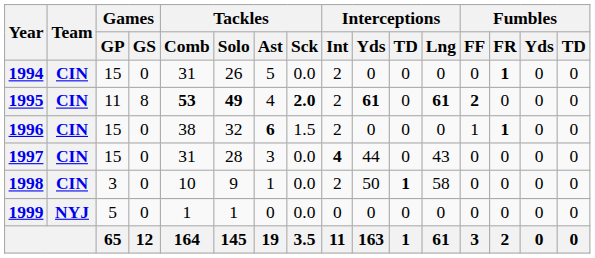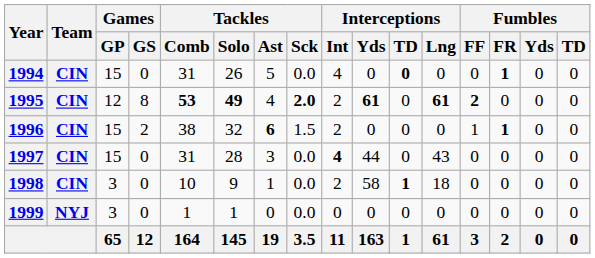(337, 73) 2 -> (337, 73) 4
(406, 73) normal -> (406, 73) bold
(113, 101) 11 -> (113, 101) 12
(144, 128) 0 -> (144, 128) 2
(371, 184) 50 -> (371, 184) 58
(441, 184) 58 -> (441, 184) 18
(113, 211) 5 -> (113, 211) 3
